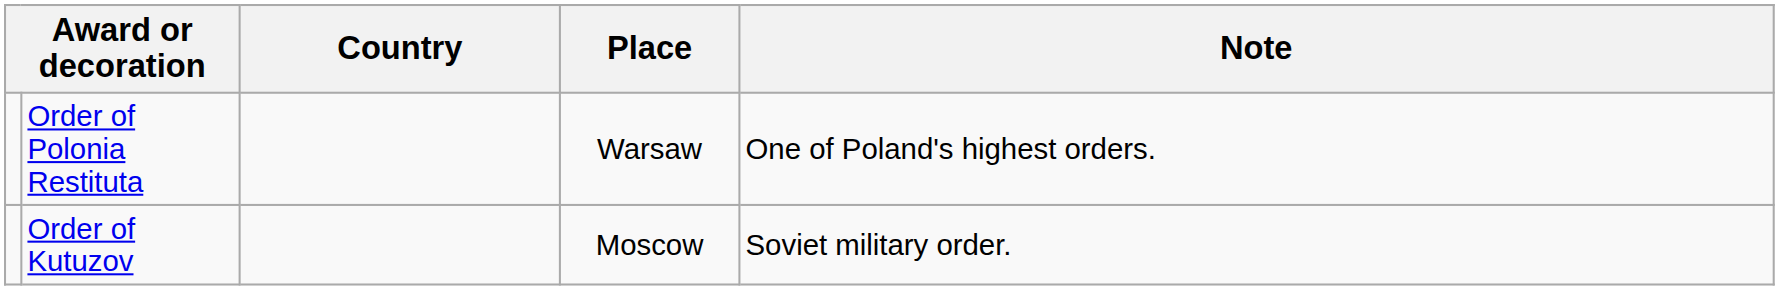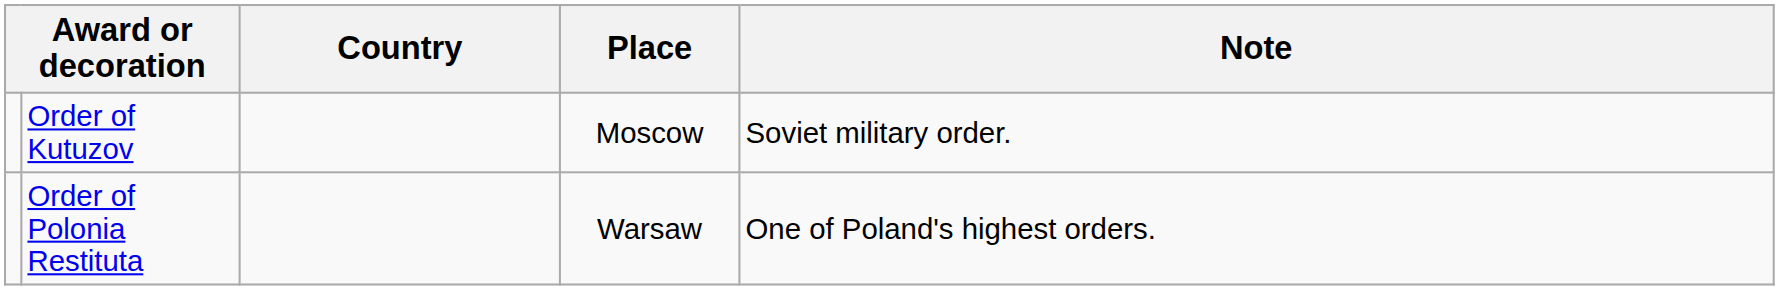rows swapped: (85, 149) <-> (81, 245)
